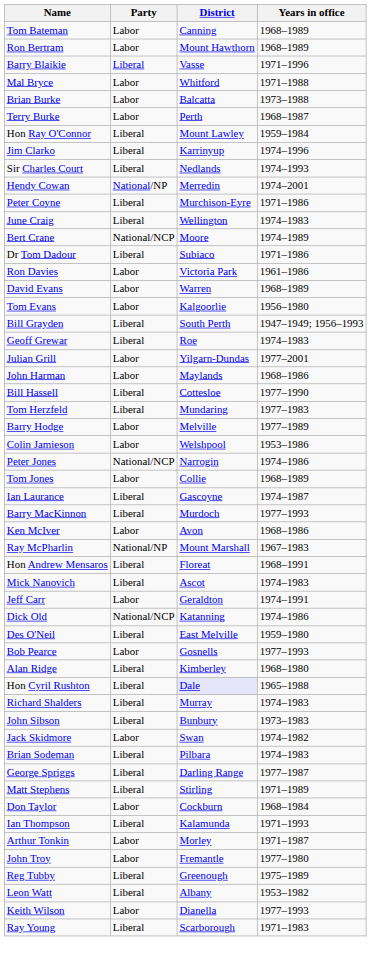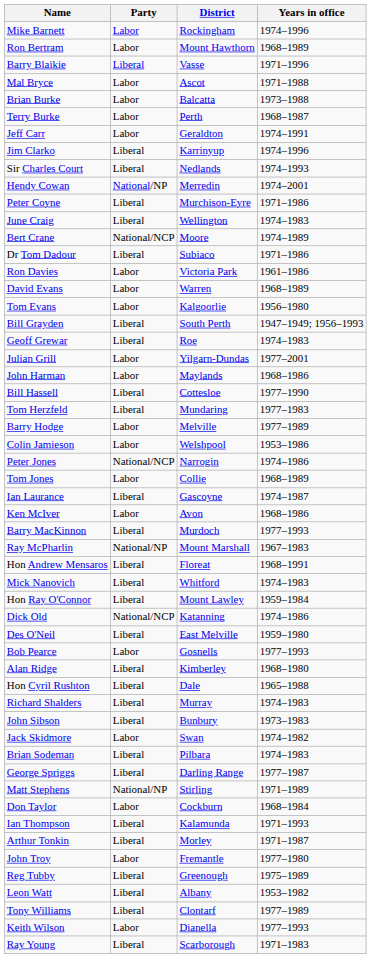+ row: (36, 30)
- row: (37, 30)
(199, 82) Whitford -> (192, 82) Ascot
rows swapped: (26, 599) <-> (49, 133)
rows swapped: (33, 530) <-> (47, 513)
(192, 582) Ascot -> (199, 582) Whitford
(190, 686) lavender background -> (190, 686) no background
(128, 789) Liberal -> (140, 789) National/NP
(126, 841) Labor -> (128, 841) Liberal
+ row: (39, 910)
